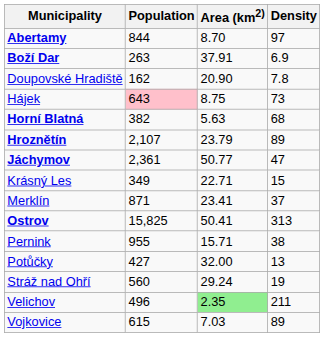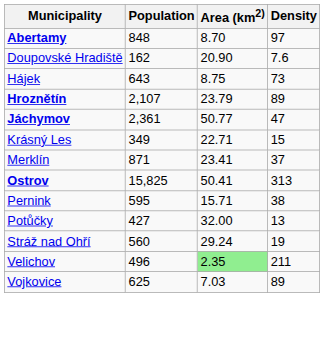(139, 38) 844 -> (139, 38) 848
- row: (33, 58)
(280, 79) 7.8 -> (280, 58) 7.6
(139, 99) pink background -> (139, 79) no background
- row: (45, 119)
(139, 241) 955 -> (139, 200) 595
(139, 322) 615 -> (139, 282) 625
